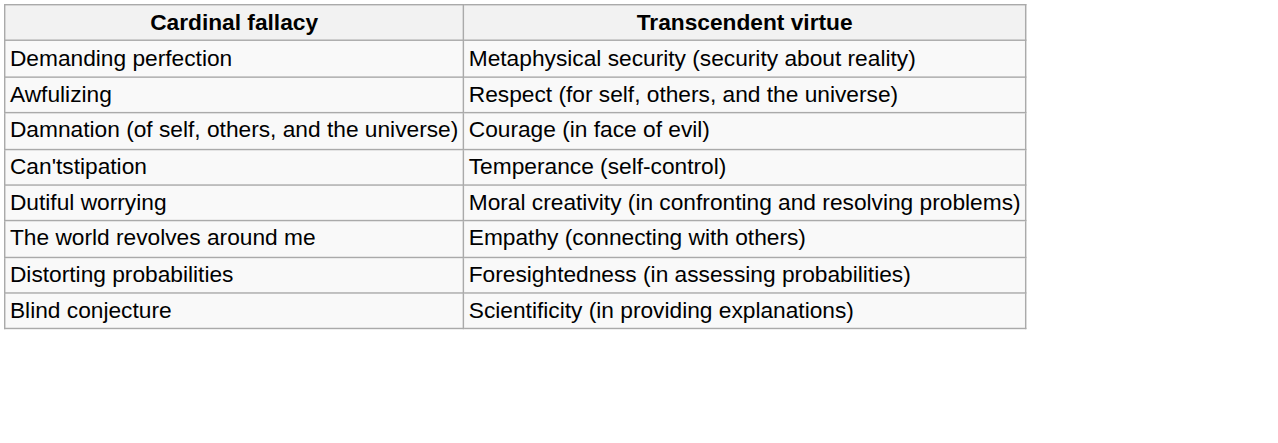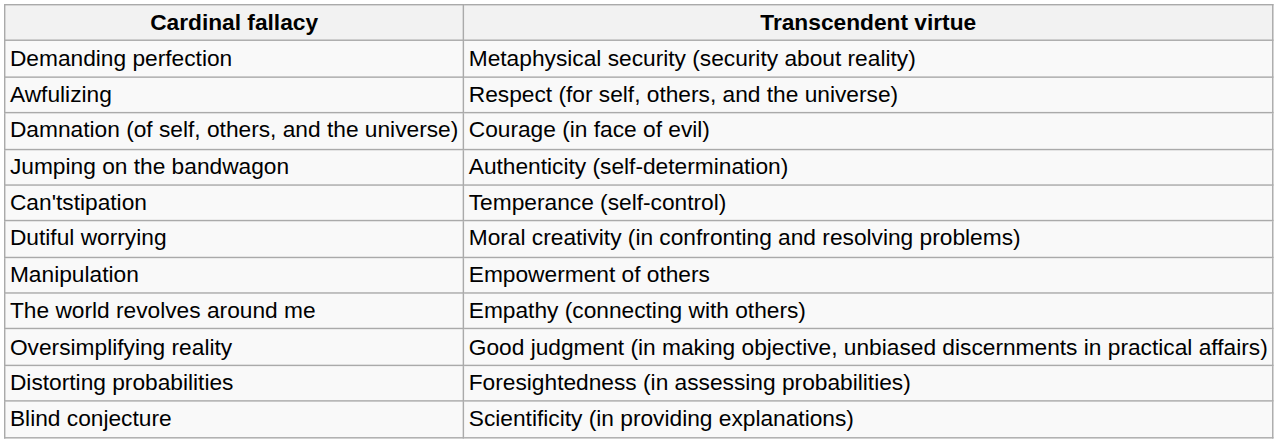+ row: (150, 166)
+ row: (74, 274)
+ row: (121, 346)
